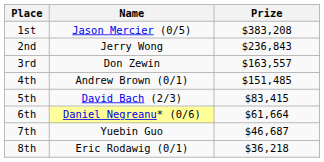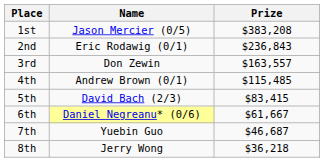(132, 47) Jerry Wong -> (132, 47) Eric Rodawig (0/1)
(267, 81) $151,485 -> (267, 81) $115,485
(267, 115) $61,664 -> (267, 115) $61,667
(132, 148) Eric Rodawig (0/1) -> (132, 148) Jerry Wong
